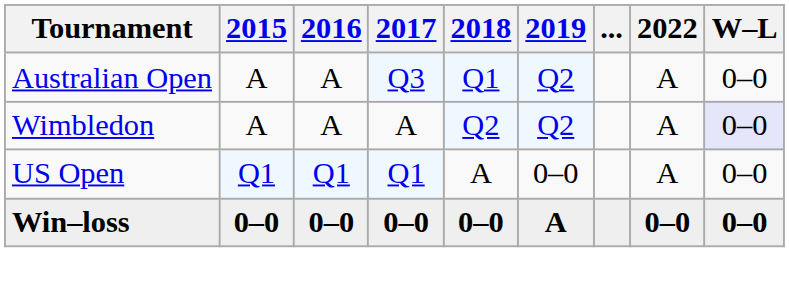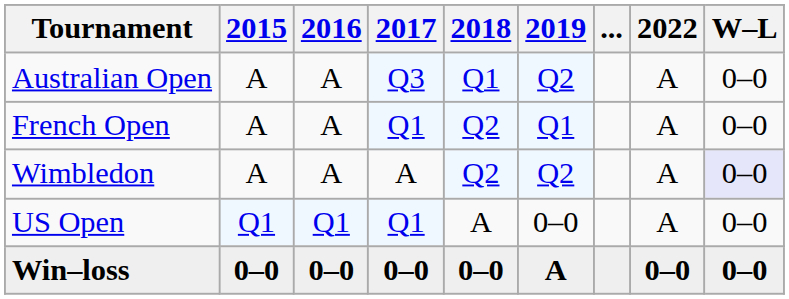+ row: (91, 125)
